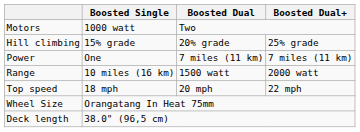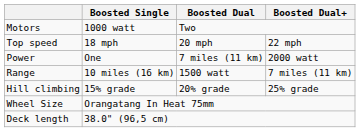rows swapped: (32, 88) <-> (43, 42)
(310, 58) 7 miles (11 km) -> (293, 58) 2000 watt
(293, 73) 2000 watt -> (310, 73) 7 miles (11 km)
